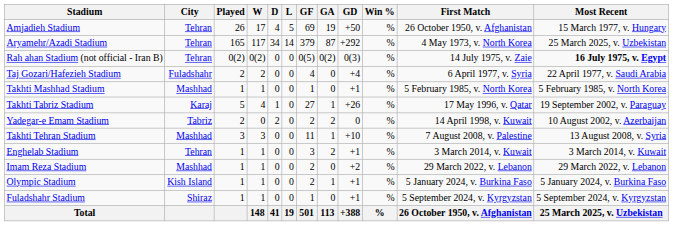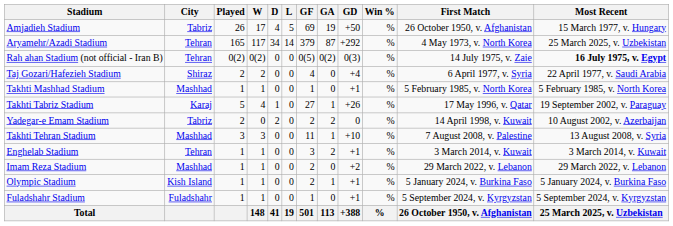(199, 27) Tehran -> (200, 27) Tabriz
(190, 74) Fuladshahr -> (200, 74) Shiraz
(200, 197) Shiraz -> (190, 197) Fuladshahr
